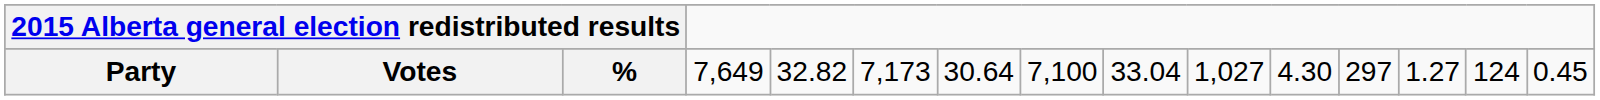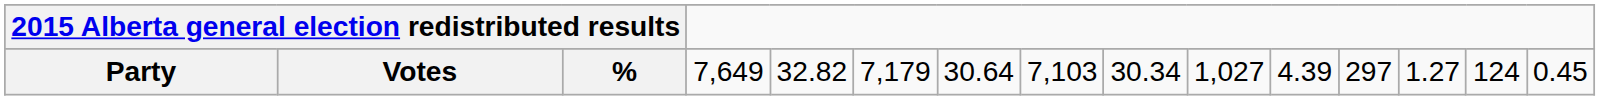(895, 71) 7,173 -> (895, 71) 7,179
(1062, 71) 7,100 -> (1062, 71) 7,103
(1146, 71) 33.04 -> (1146, 71) 30.34
(1305, 71) 4.30 -> (1305, 71) 4.39
